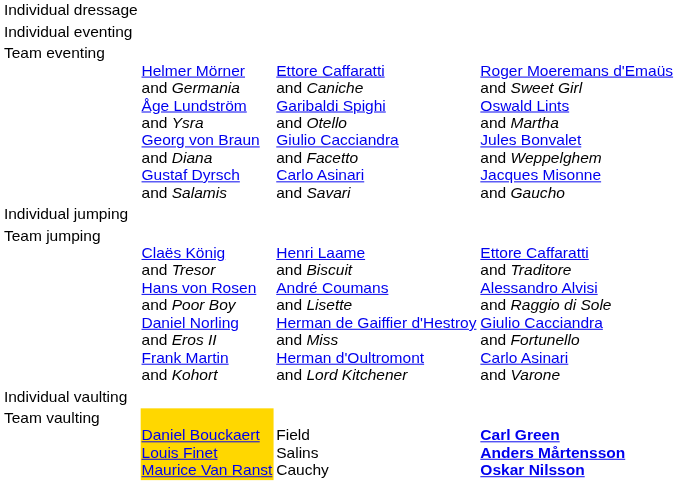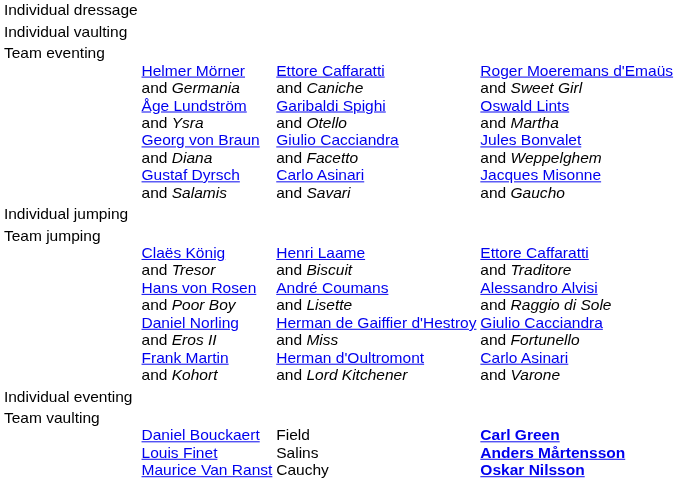rows swapped: (68, 31) <-> (66, 396)
(207, 452) gold background -> (207, 452) no background
